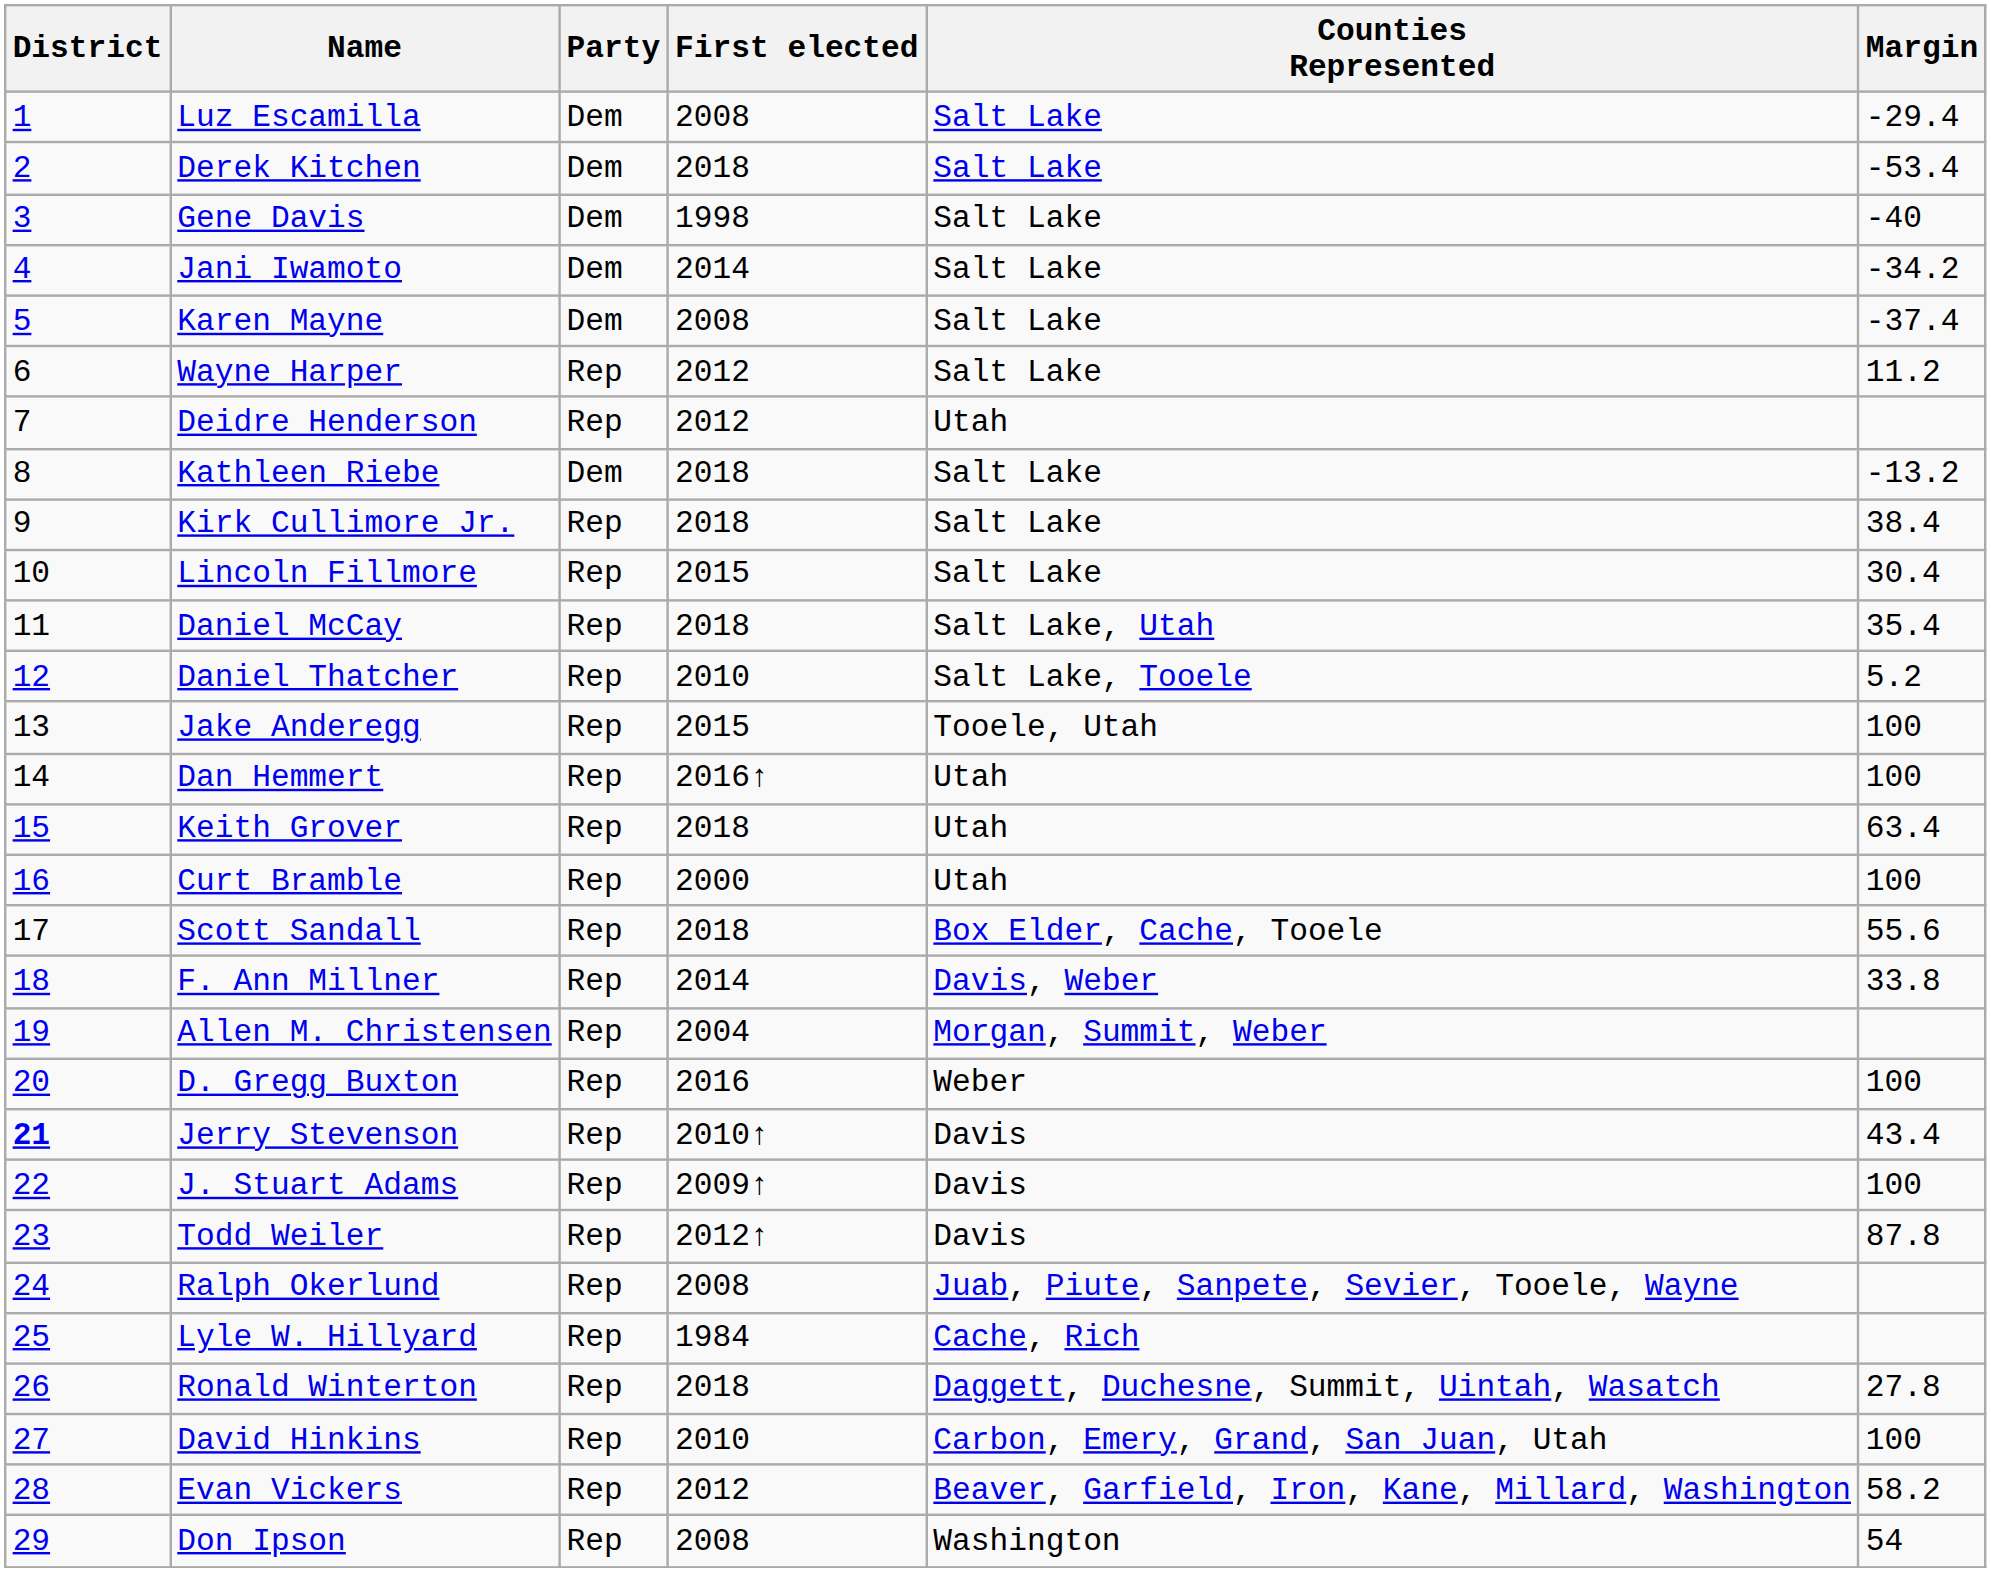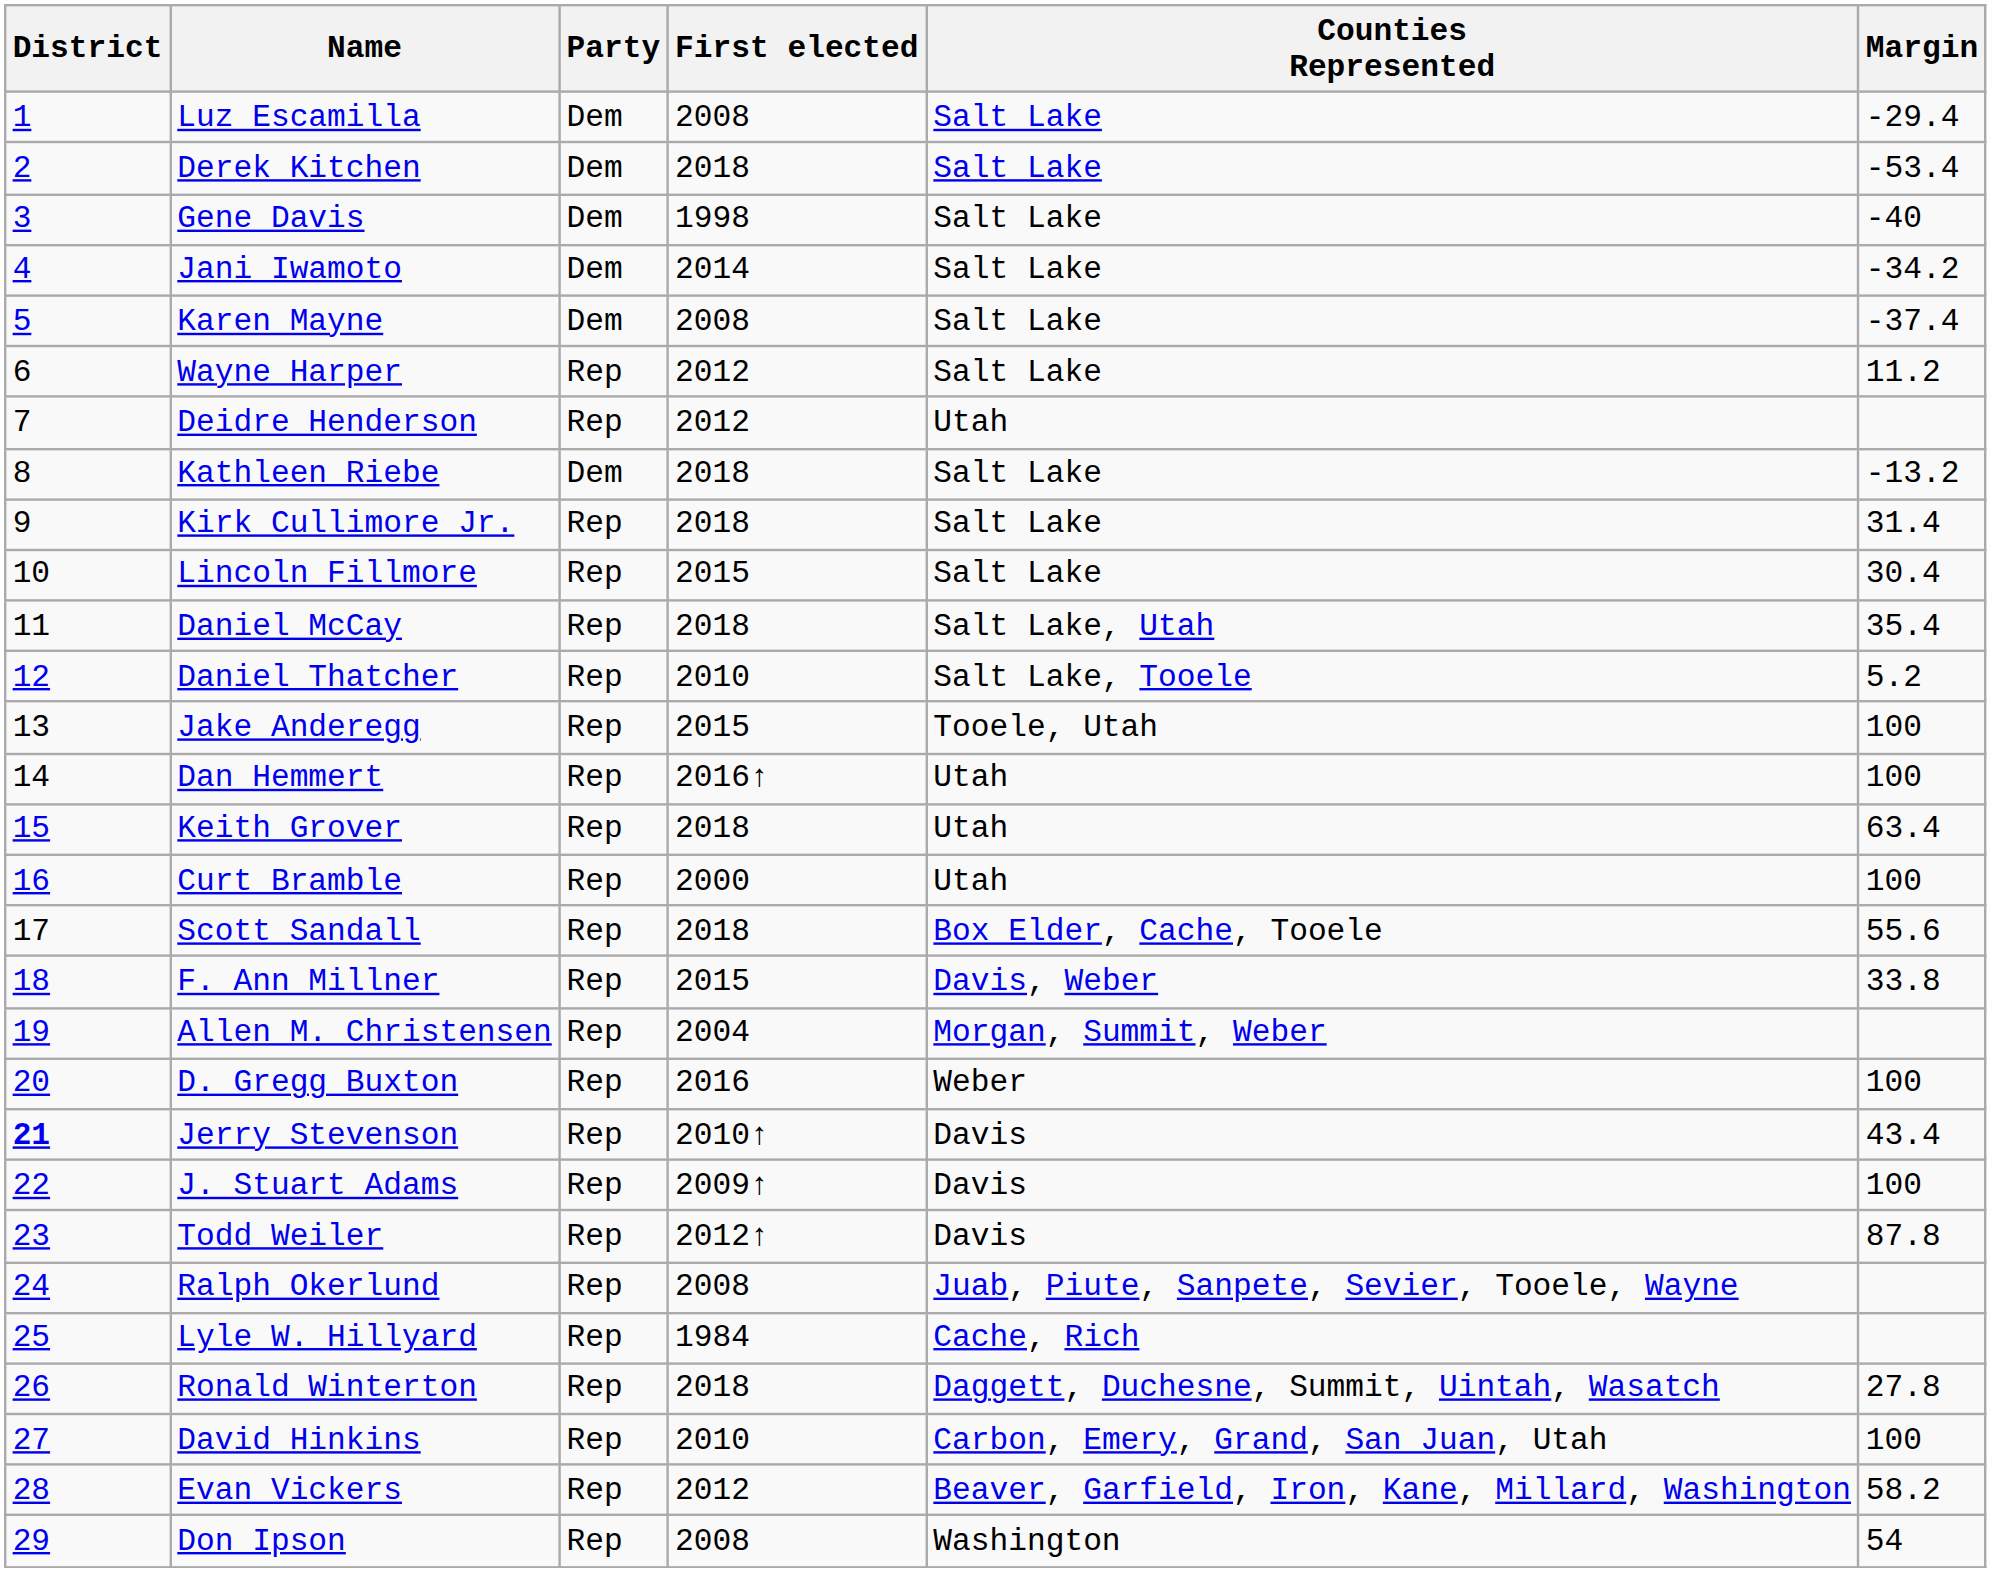(1903, 524) 38.4 -> (1903, 524) 31.4
(713, 982) 2014 -> (713, 982) 2015
